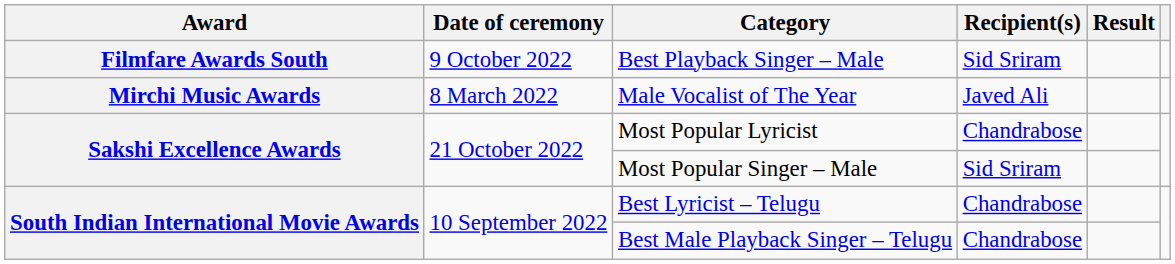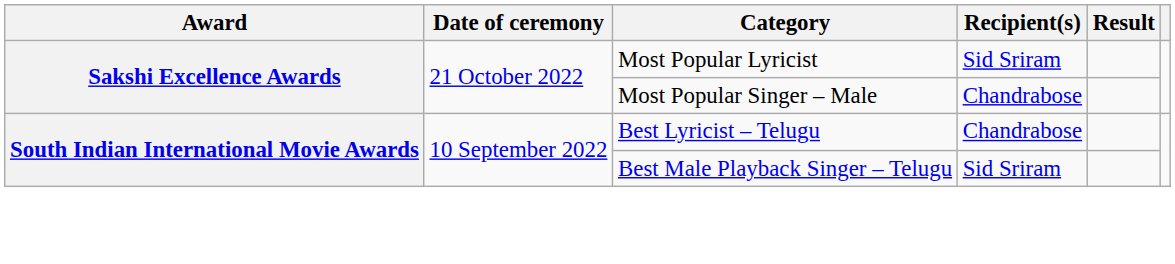- row: (751, 58)
- row: (737, 95)
(1022, 131) Chandrabose -> (1012, 58) Sid Sriram
(1012, 167) Sid Sriram -> (1022, 95) Chandrabose
(1022, 240) Chandrabose -> (1012, 167) Sid Sriram
